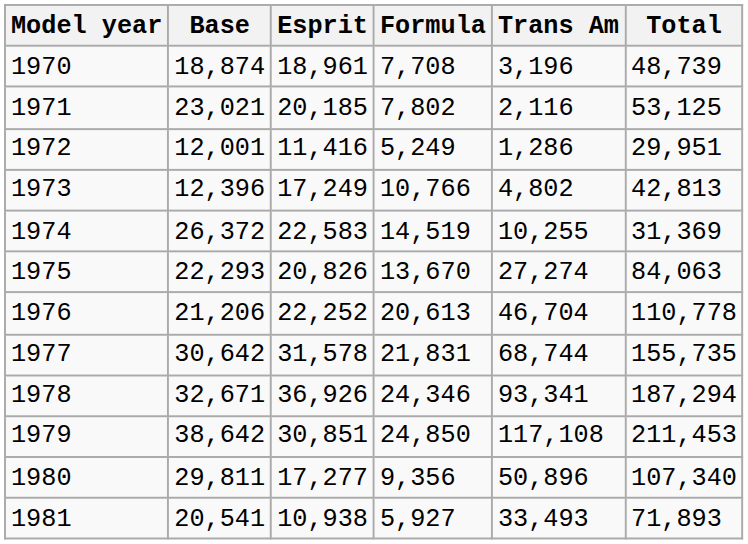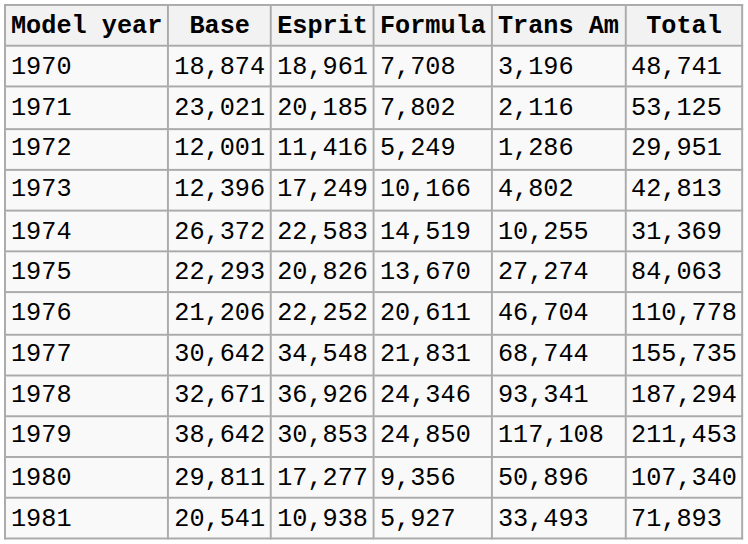(676, 67) 48,739 -> (676, 67) 48,741
(425, 190) 10,766 -> (425, 190) 10,166
(425, 313) 20,613 -> (425, 313) 20,611
(323, 354) 31,578 -> (323, 354) 34,548
(323, 437) 30,851 -> (323, 437) 30,853
